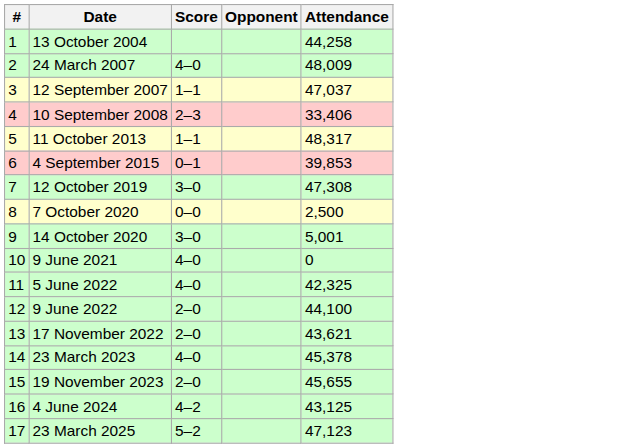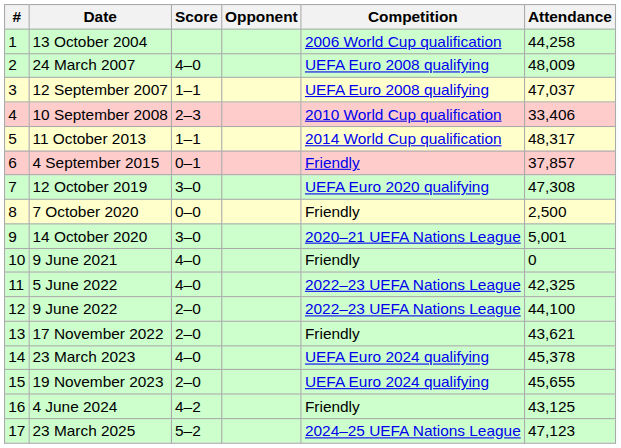+ column: (413, 17)
(329, 163) 39,853 -> (551, 163) 37,857
